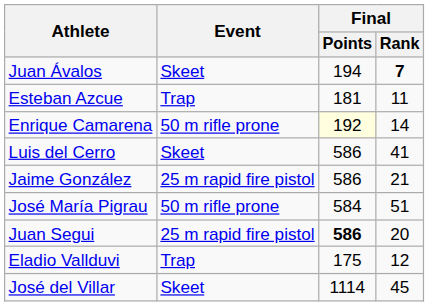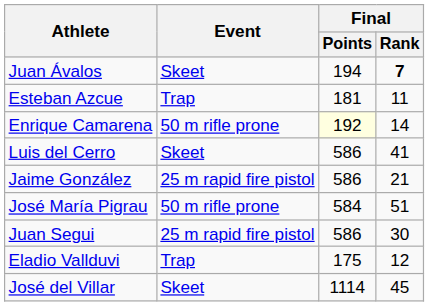(347, 234) bold -> (347, 234) normal
(400, 234) 20 -> (400, 234) 30
